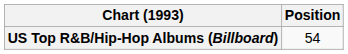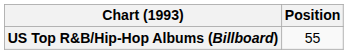(313, 37) 54 -> (313, 37) 55
